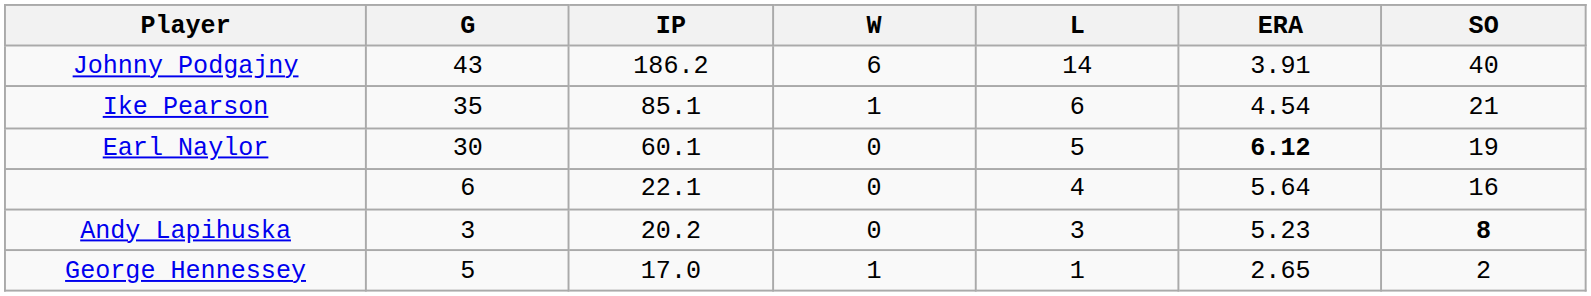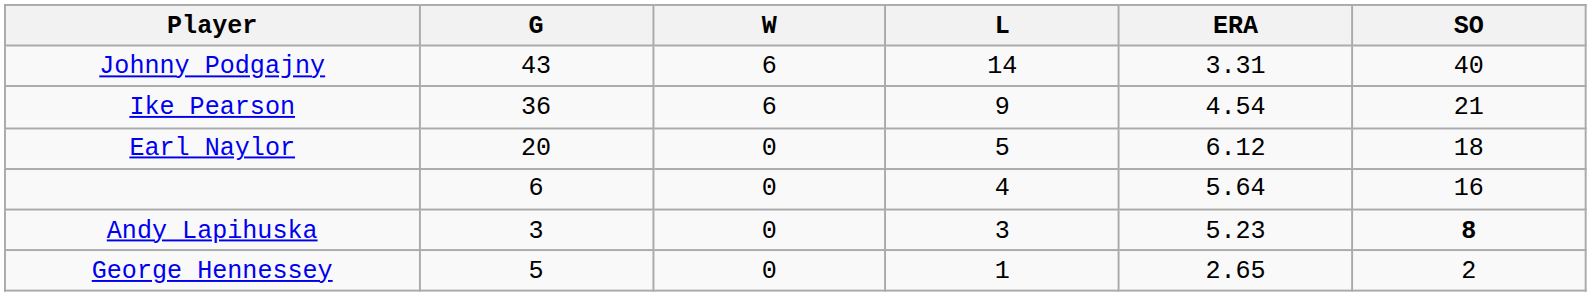- column: (671, 25)
(1280, 66) 3.91 -> (1236, 66) 3.31
(468, 107) 35 -> (536, 107) 36
(874, 107) 1 -> (769, 107) 6
(1077, 107) 6 -> (1002, 107) 9
(468, 148) 30 -> (536, 148) 20
(1280, 148) bold -> (1236, 148) normal
(1484, 148) 19 -> (1469, 148) 18
(874, 271) 1 -> (769, 271) 0
